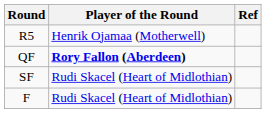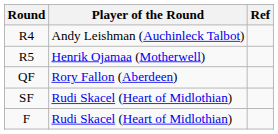+ row: (26, 35)
(118, 56) bold -> (114, 77) normal
